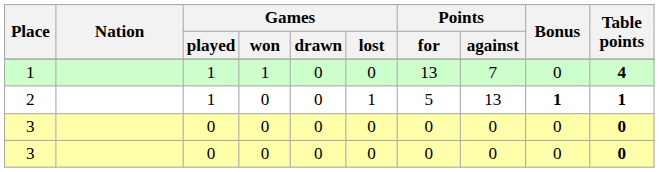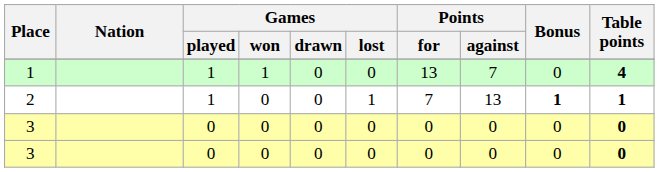(429, 99) 5 -> (429, 99) 7
